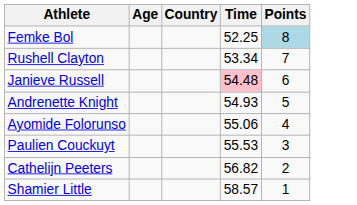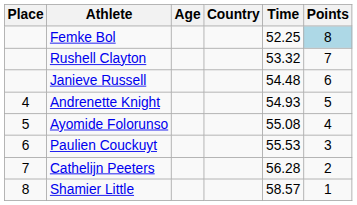+ column: (26, 15)
(241, 59) 53.34 -> (283, 59) 53.32
(241, 80) pink background -> (283, 80) no background
(241, 124) 55.06 -> (283, 124) 55.08
(241, 168) 56.82 -> (283, 168) 56.28
